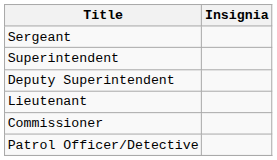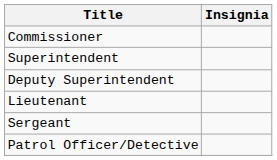rows swapped: (55, 123) <-> (40, 37)
